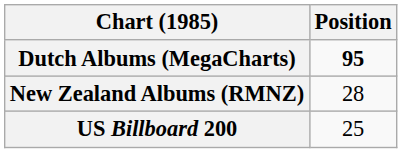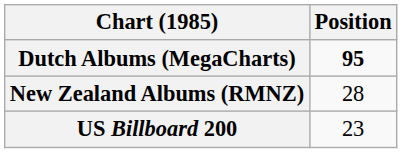(353, 128) 25 -> (353, 128) 23
